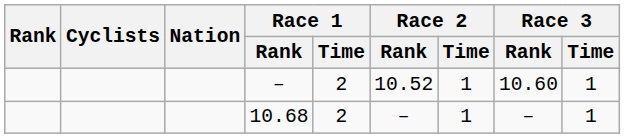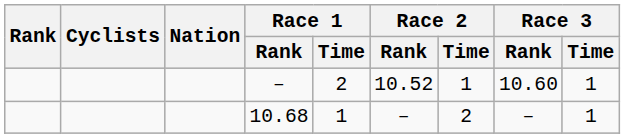(341, 117) 2 -> (341, 117) 1
(466, 117) 1 -> (466, 117) 2
